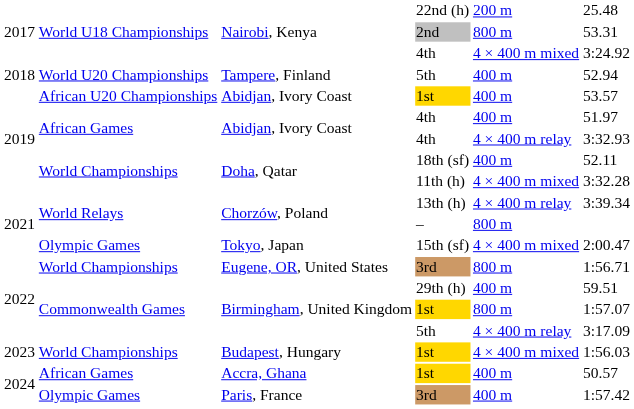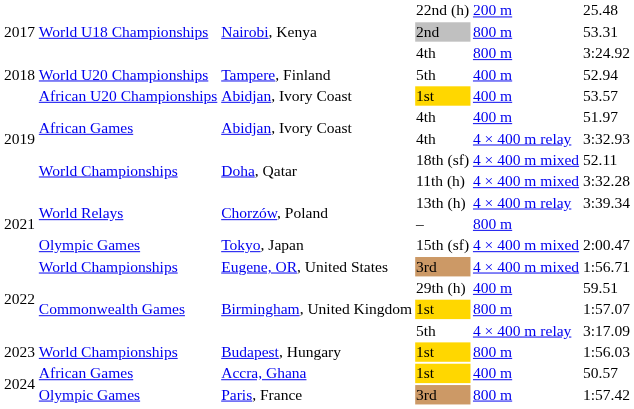(526, 53) 4 × 400 m mixed -> (493, 53) 800 m
(493, 160) 400 m -> (526, 160) 4 × 400 m mixed
(493, 266) 800 m -> (526, 266) 4 × 400 m mixed
(526, 352) 4 × 400 m mixed -> (493, 352) 800 m
(493, 394) 400 m -> (493, 394) 800 m
